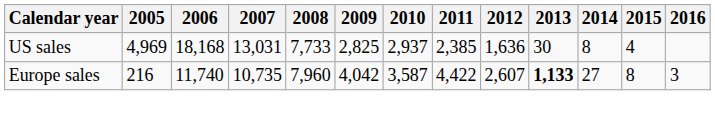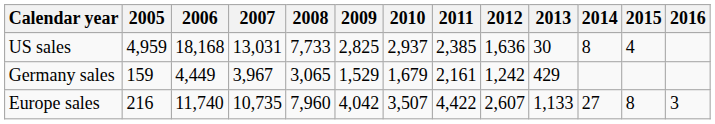(147, 47) 4,969 -> (147, 47) 4,959
+ row: (62, 75)
(408, 75) 3,587 -> (408, 103) 3,507
(553, 75) bold -> (553, 103) normal
